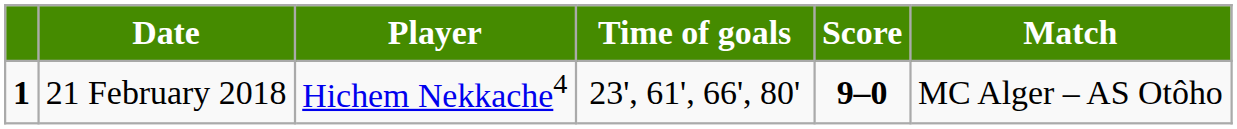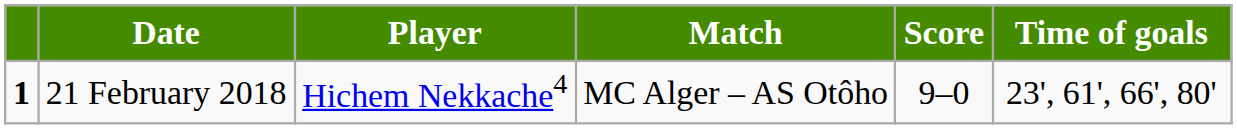columns swapped: (1070, 32) <-> (695, 32)
(862, 91) bold -> (944, 91) normal
